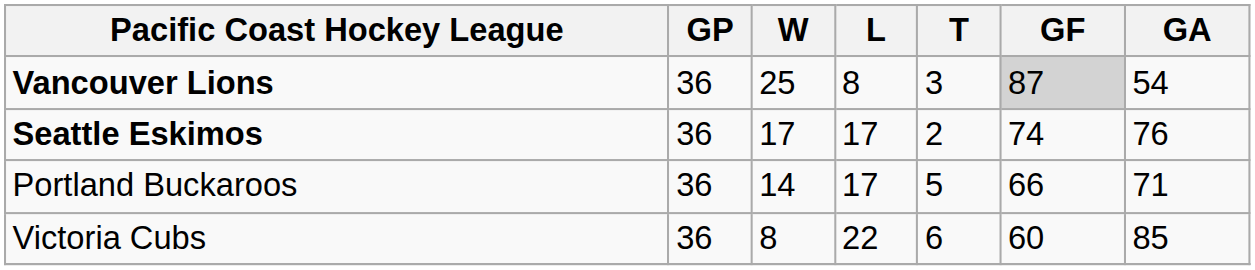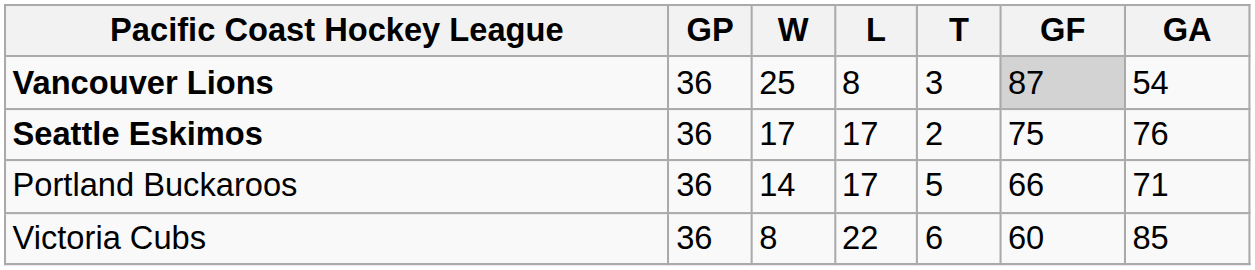(1026, 133) 74 -> (1026, 133) 75
